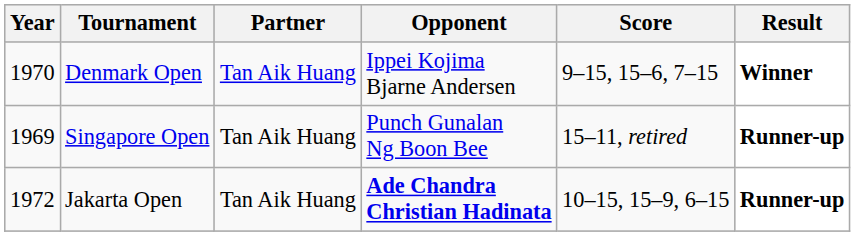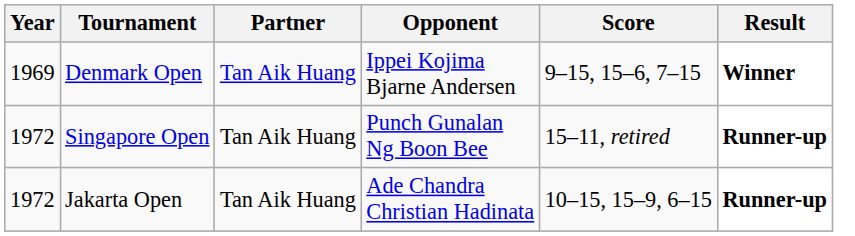(32, 73) 1970 -> (32, 73) 1969
(32, 136) 1969 -> (32, 136) 1972
(459, 199) bold -> (450, 199) normal
